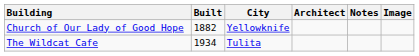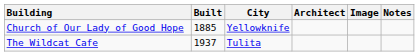columns swapped: (364, 12) <-> (397, 12)
(205, 28) 1882 -> (205, 28) 1885
(205, 43) 1934 -> (205, 43) 1937
